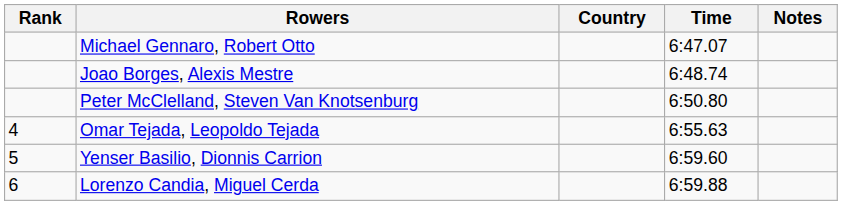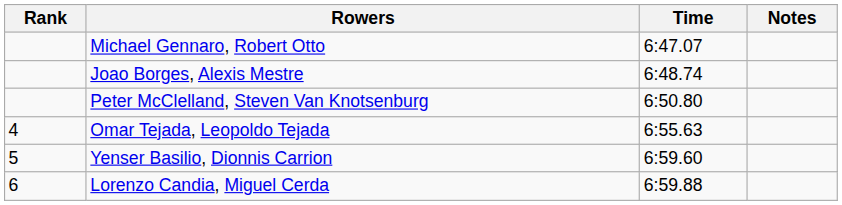- column: (612, 18)
